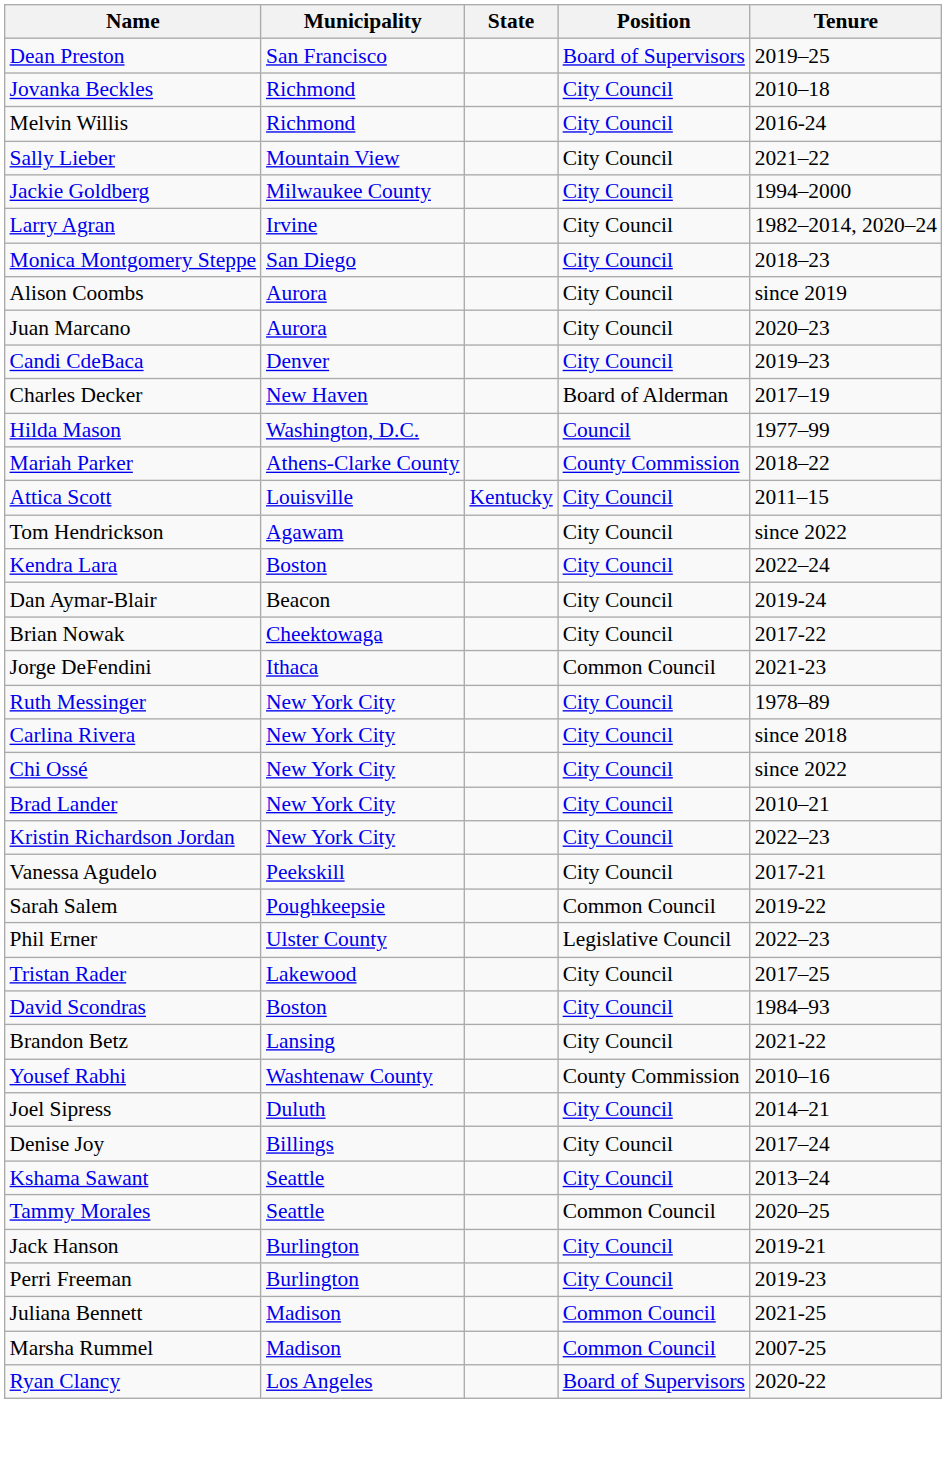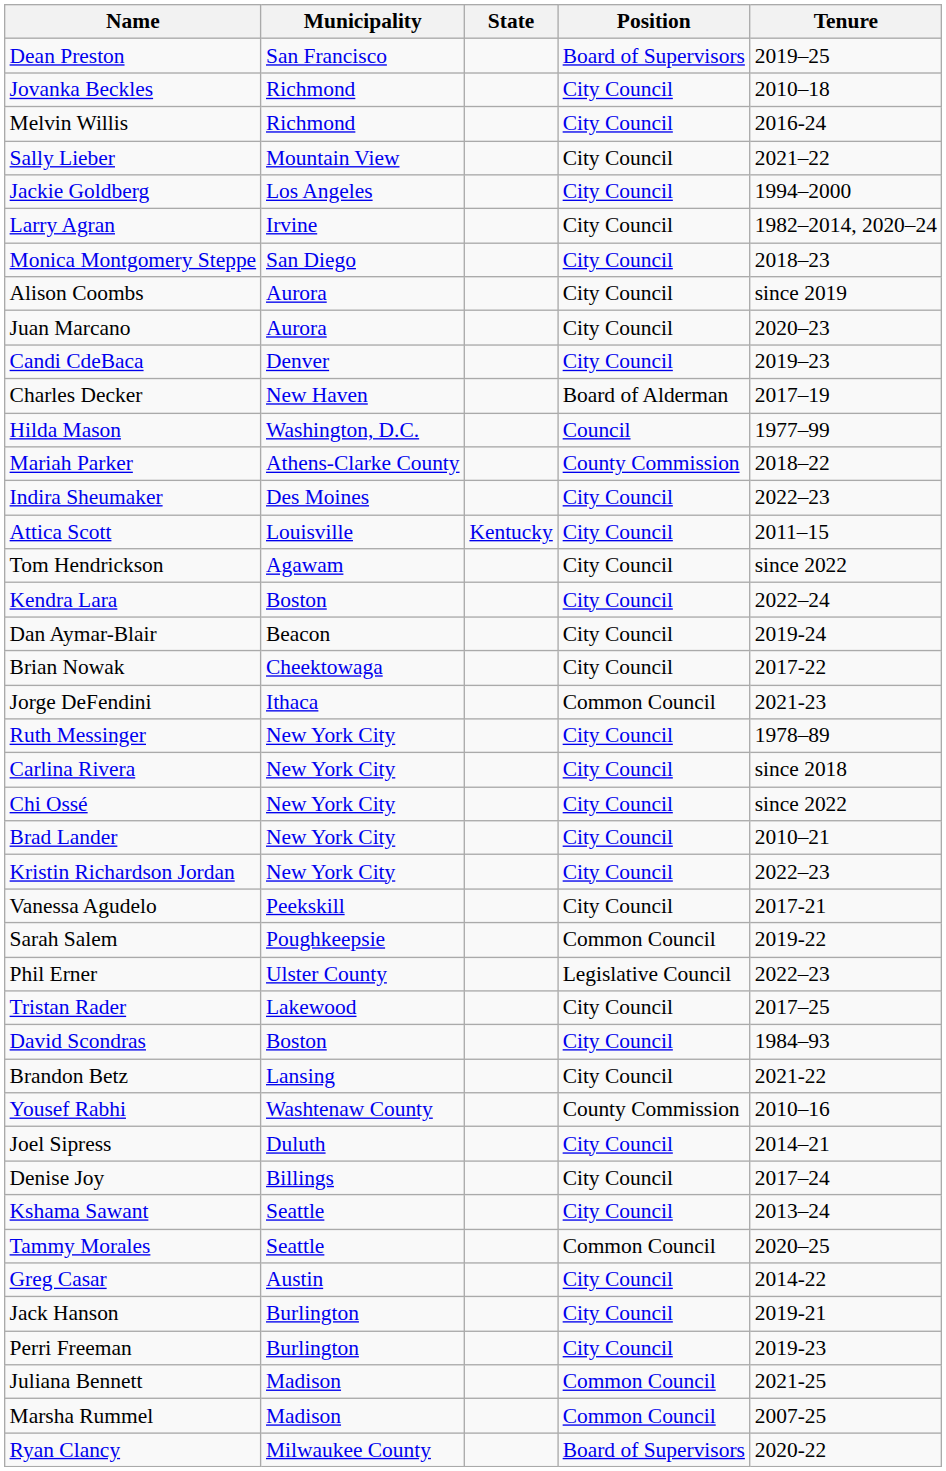(348, 191) Milwaukee County -> (319, 191) Los Angeles
+ row: (86, 497)
+ row: (58, 1279)
(319, 1381) Los Angeles -> (348, 1449) Milwaukee County
